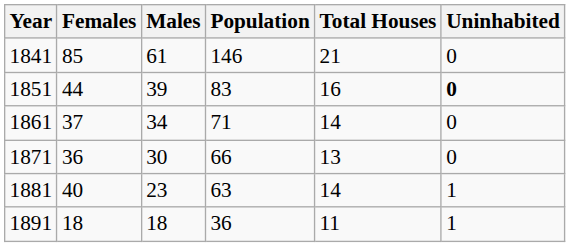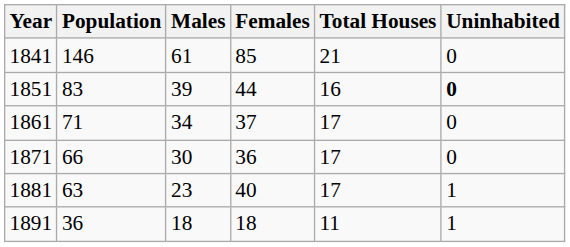columns swapped: (260, 21) <-> (99, 21)
(330, 122) 14 -> (330, 122) 17
(330, 156) 13 -> (330, 156) 17
(330, 190) 14 -> (330, 190) 17
